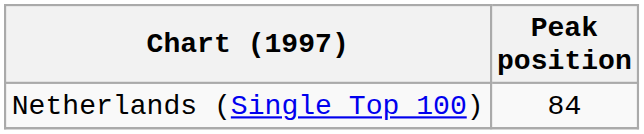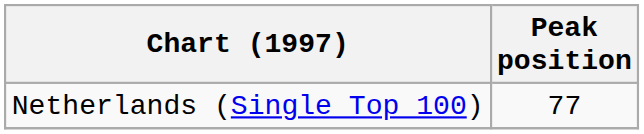(564, 106) 84 -> (564, 106) 77
